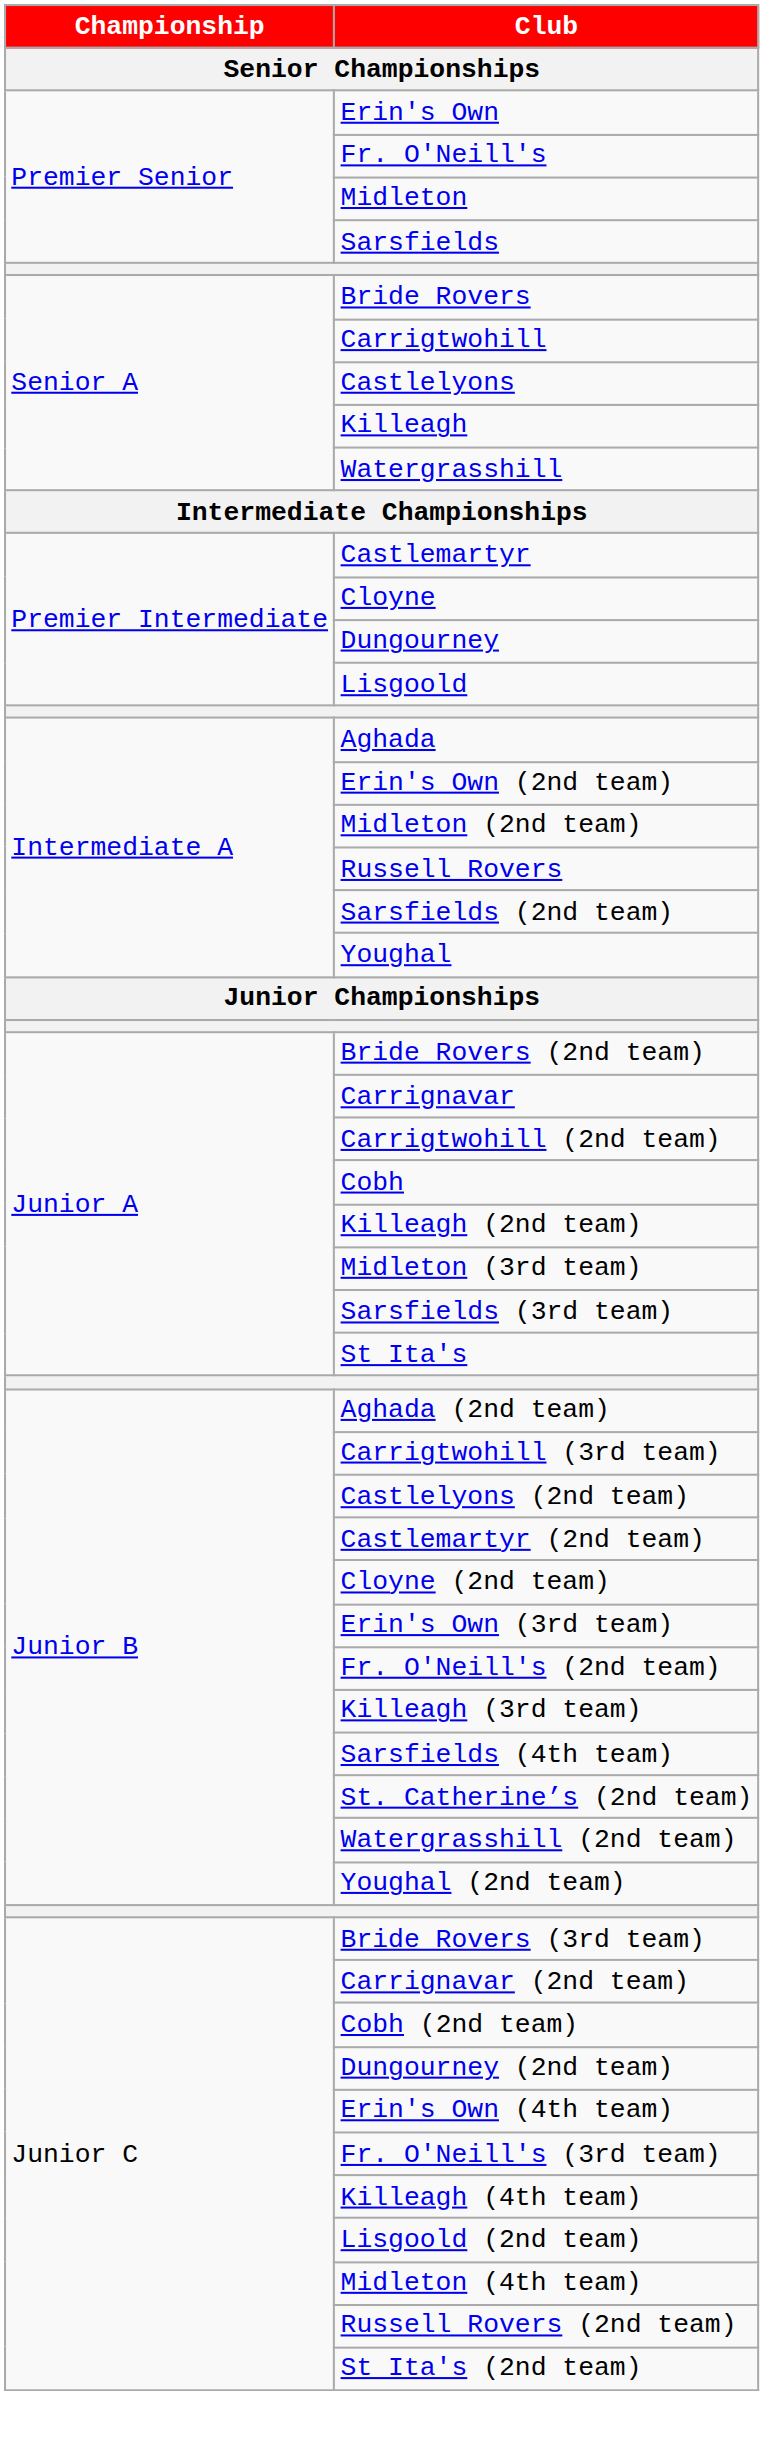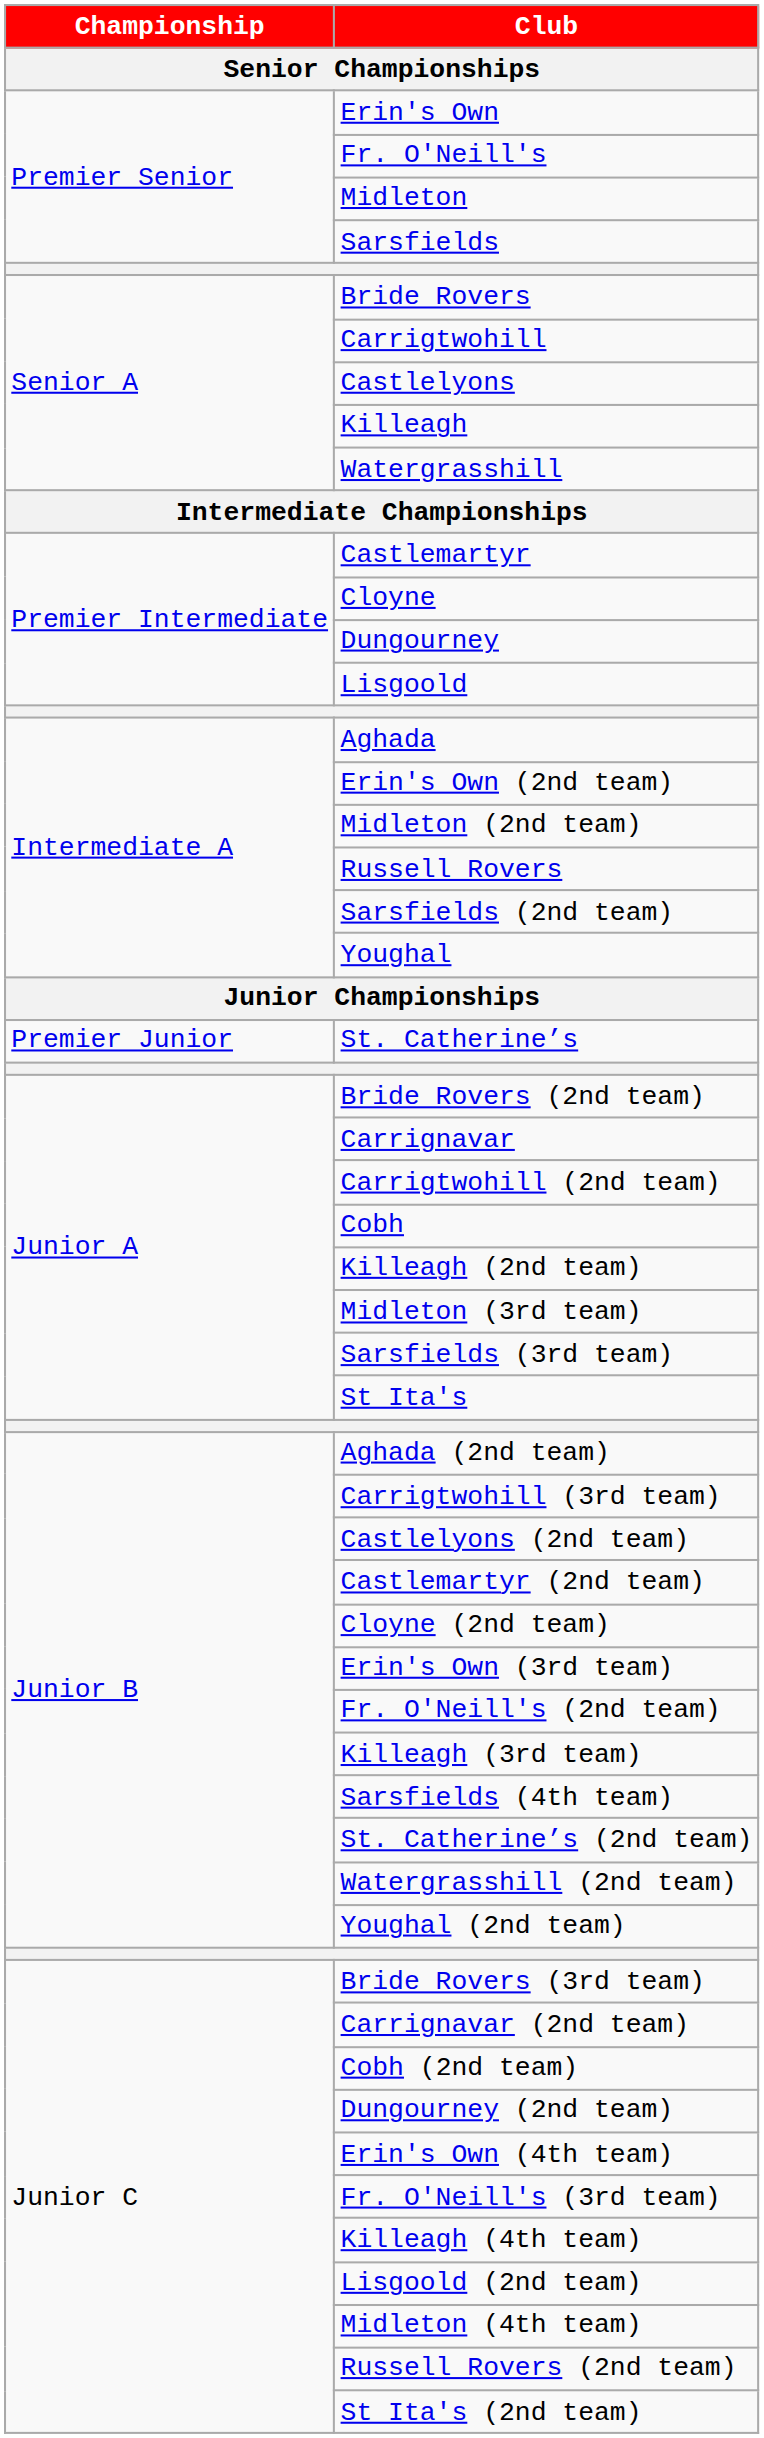+ row: (459, 1041)
